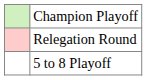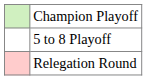rows swapped: (72, 63) <-> (85, 39)
